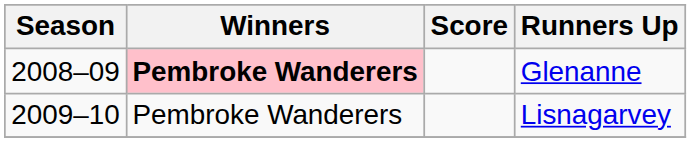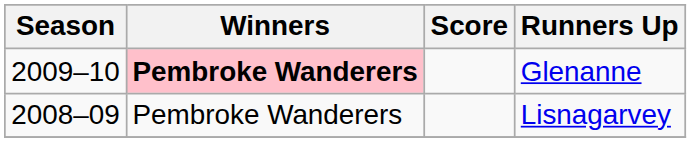(65, 70) 2008–09 -> (65, 70) 2009–10
(65, 114) 2009–10 -> (65, 114) 2008–09
